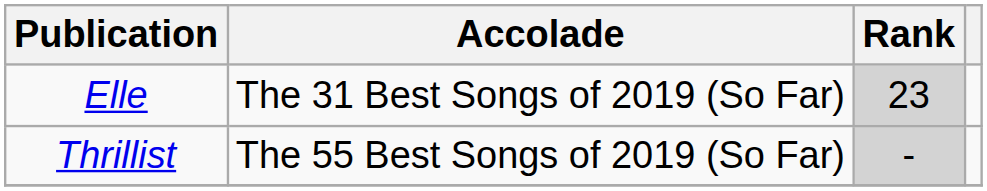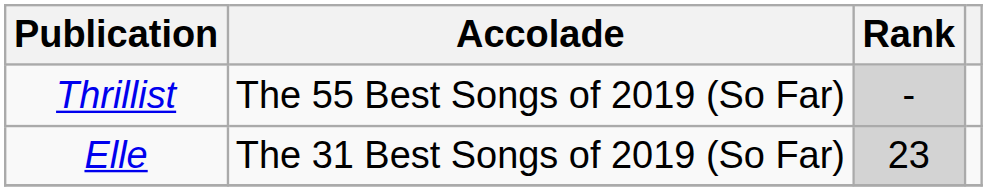rows swapped: (116, 94) <-> (116, 154)
